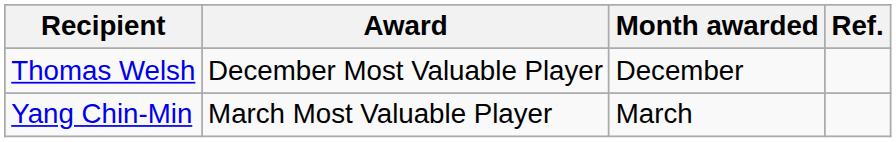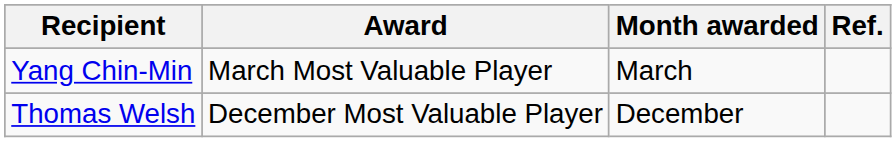rows swapped: (103, 70) <-> (102, 114)
